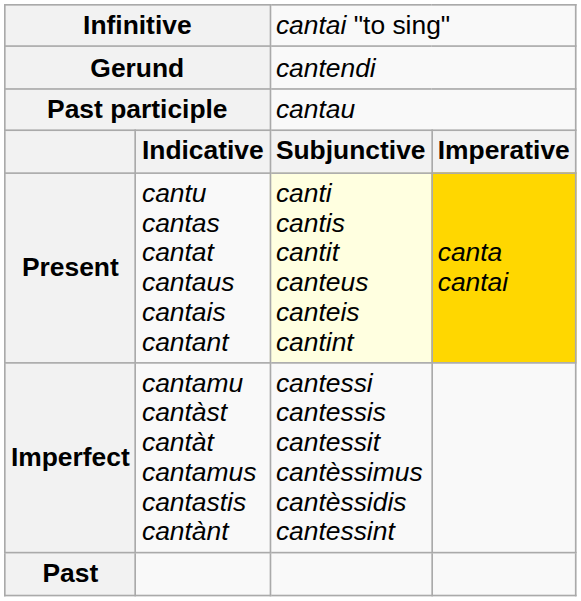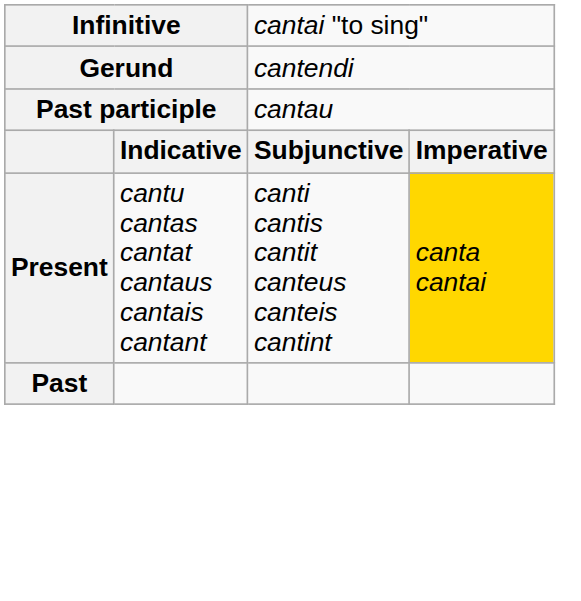(322, 267) lightyellow background -> (300, 267) no background
- row: (70, 457)
